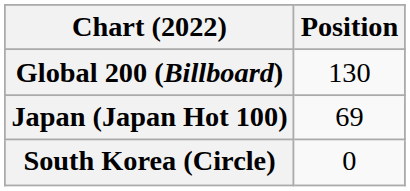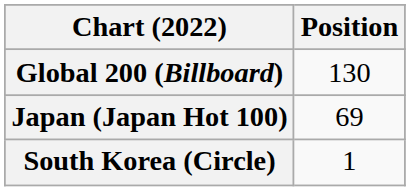(349, 161) 0 -> (349, 161) 1
